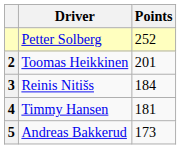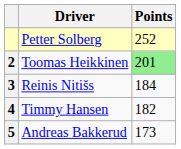(145, 62) no background -> (145, 62) lightgreen background
(145, 109) 181 -> (145, 109) 182
